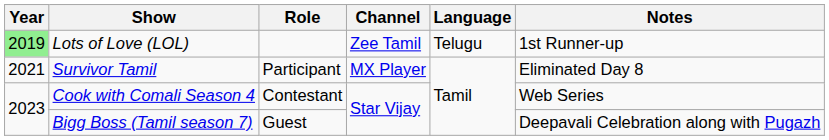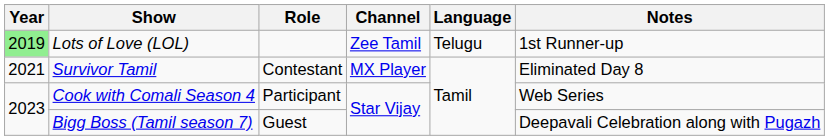(302, 69) Participant -> (302, 69) Contestant
(302, 95) Contestant -> (302, 95) Participant
